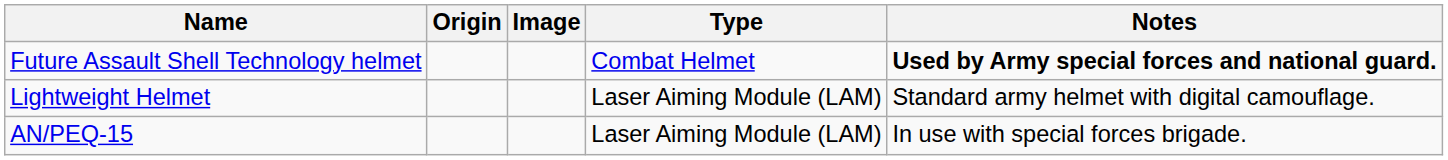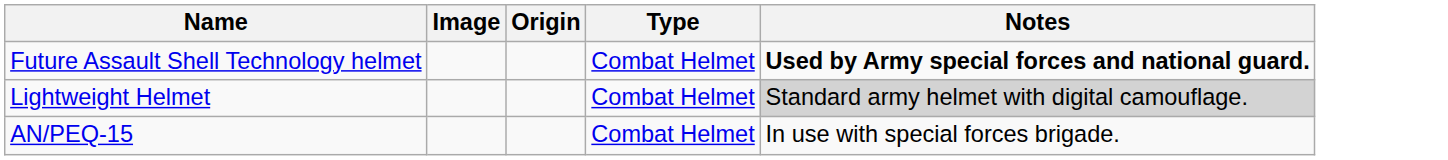columns swapped: (546, 23) <-> (467, 23)
(736, 97) Laser Aiming Module (LAM) -> (673, 97) Combat Helmet
(1134, 97) no background -> (1007, 97) lightgrey background
(736, 135) Laser Aiming Module (LAM) -> (673, 135) Combat Helmet
